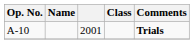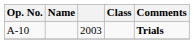(91, 30) 2001 -> (91, 30) 2003
